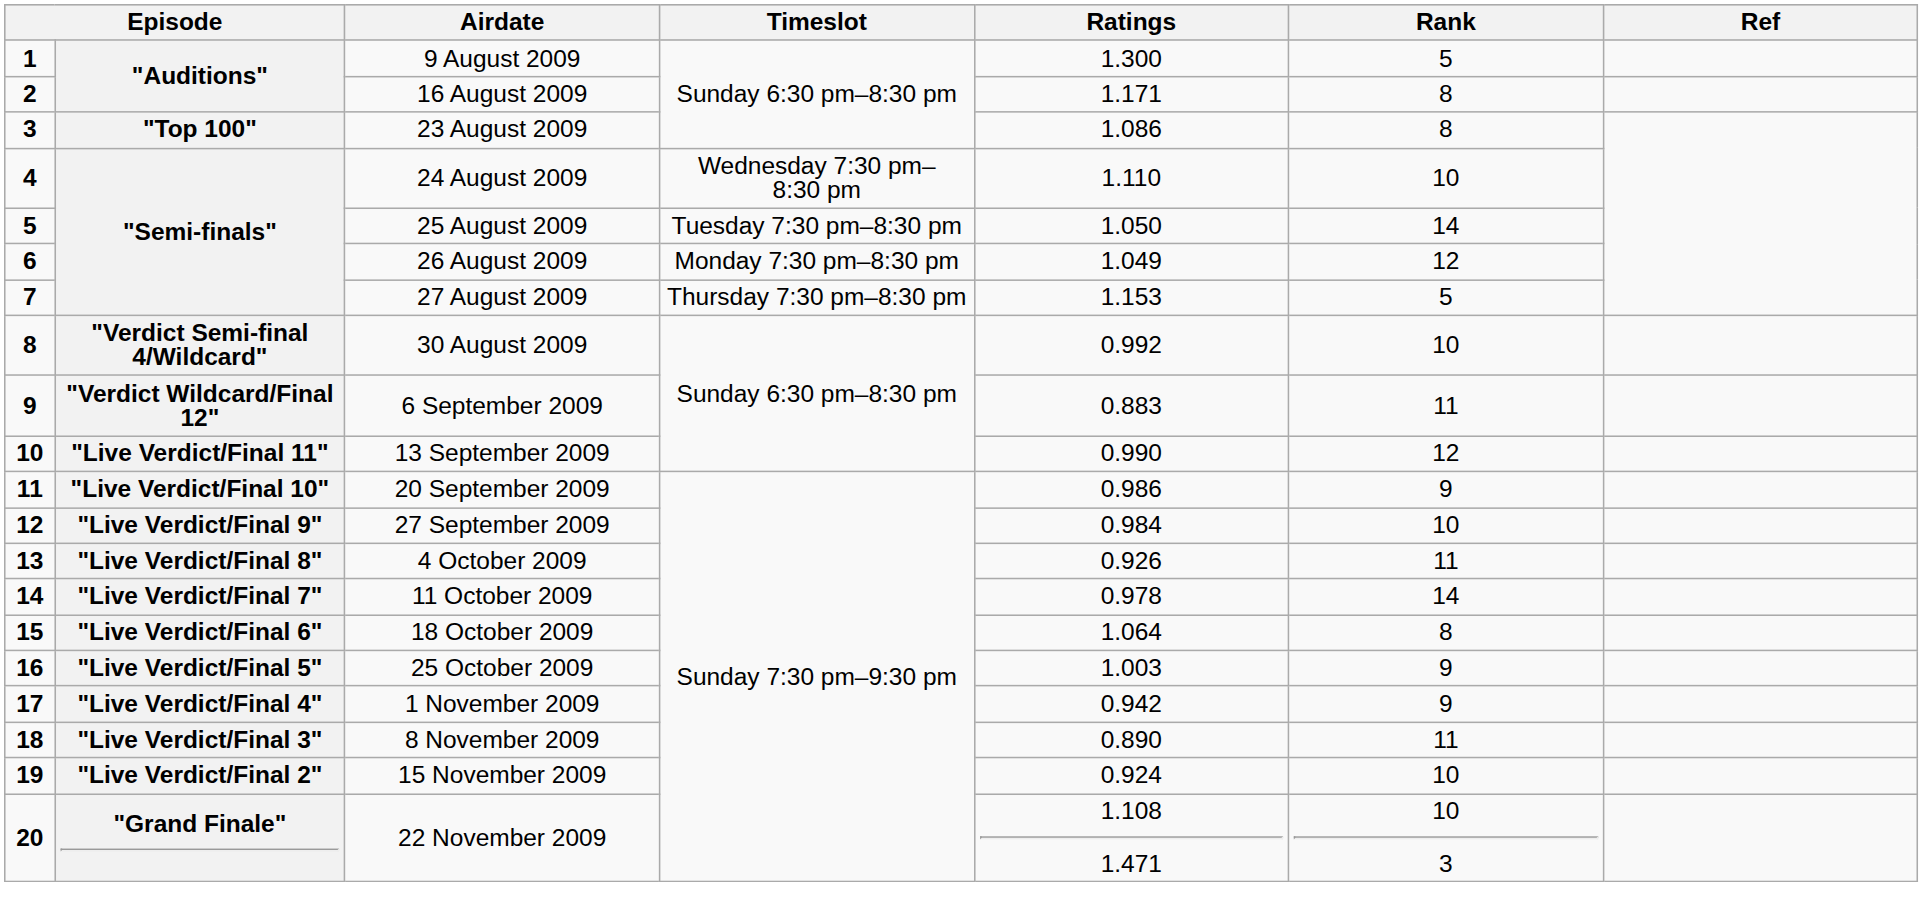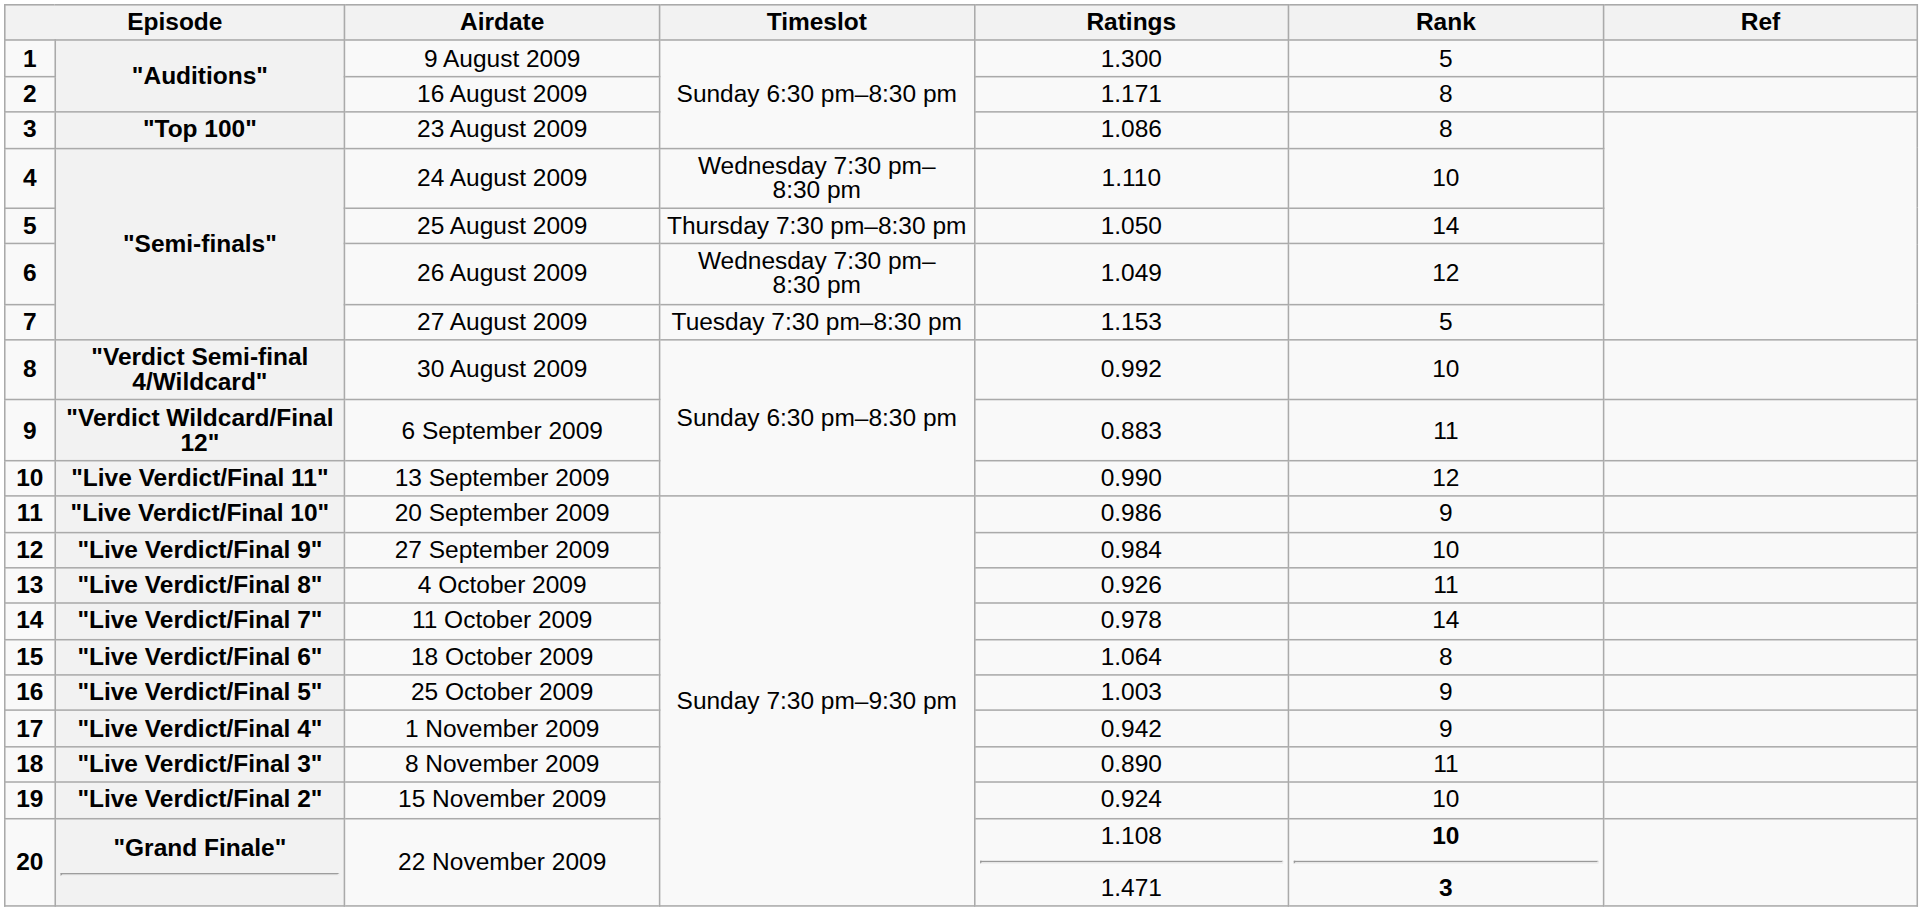(817, 225) Tuesday 7:30 pm–8:30 pm -> (817, 225) Thursday 7:30 pm–8:30 pm
(817, 261) Monday 7:30 pm–8:30 pm -> (817, 273) Wednesday 7:30 pm–8:30 pm
(817, 297) Thursday 7:30 pm–8:30 pm -> (817, 321) Tuesday 7:30 pm–8:30 pm
(1446, 837) normal -> (1446, 861) bold
